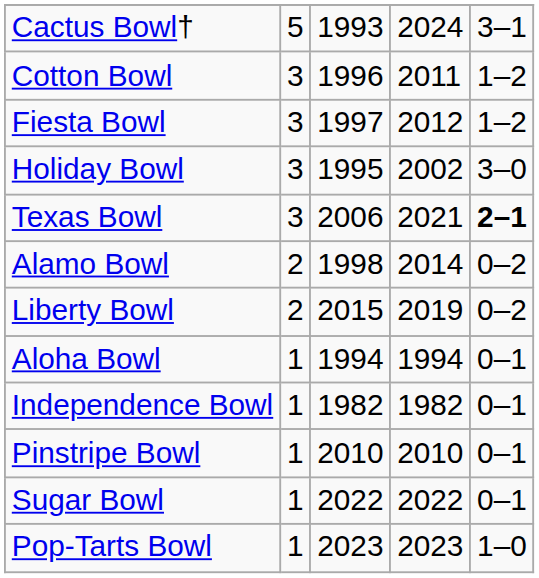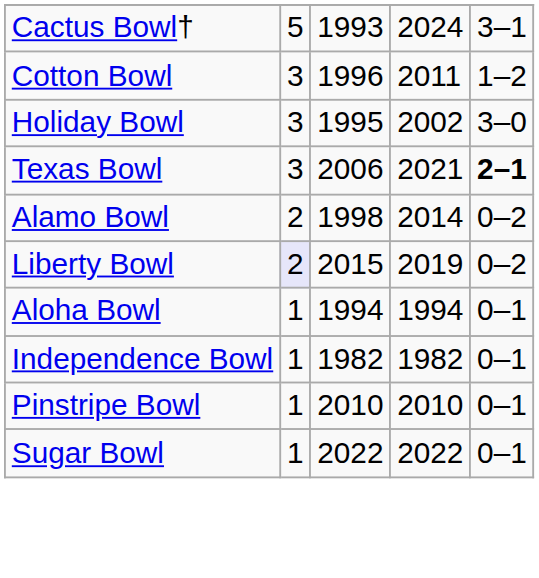- row: (89, 122)
(295, 311) no background -> (295, 264) lavender background
- row: (112, 547)
